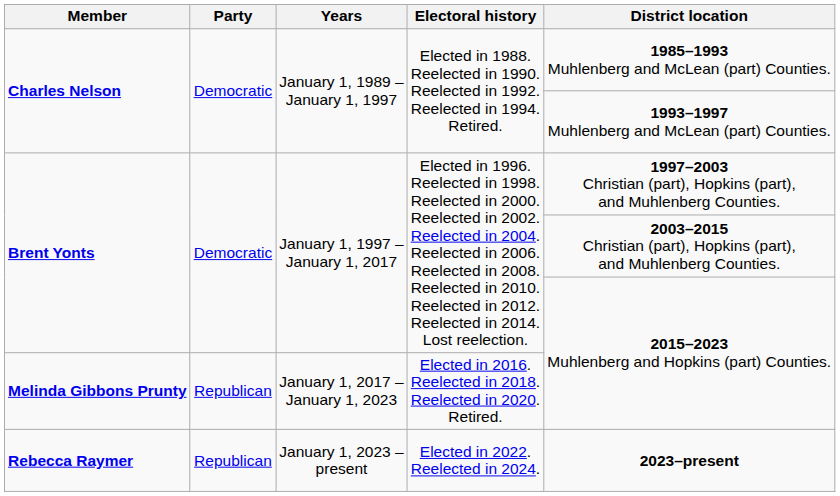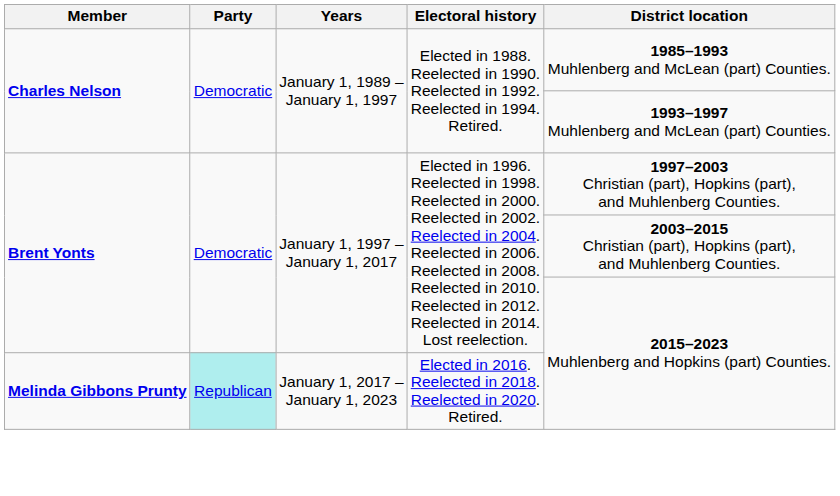(233, 390) no background -> (233, 390) paleturquoise background
- row: (71, 460)
